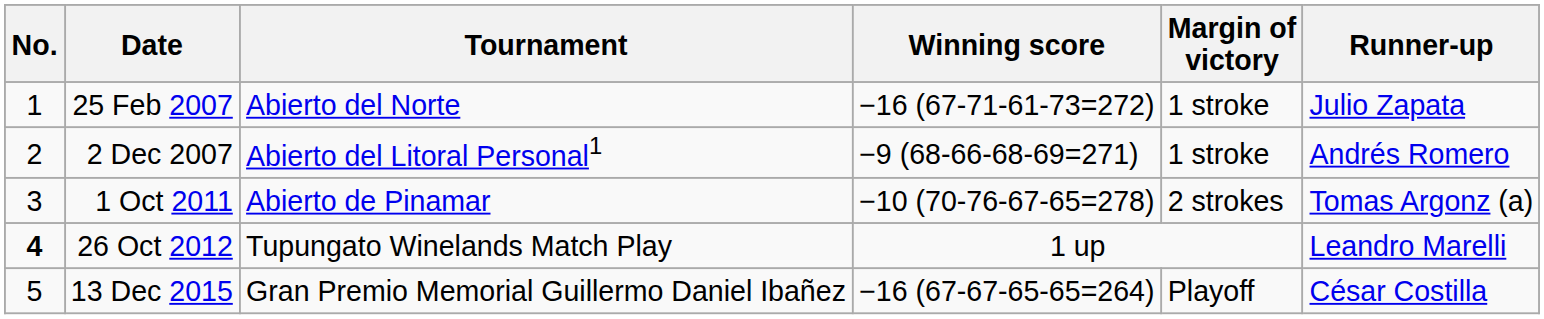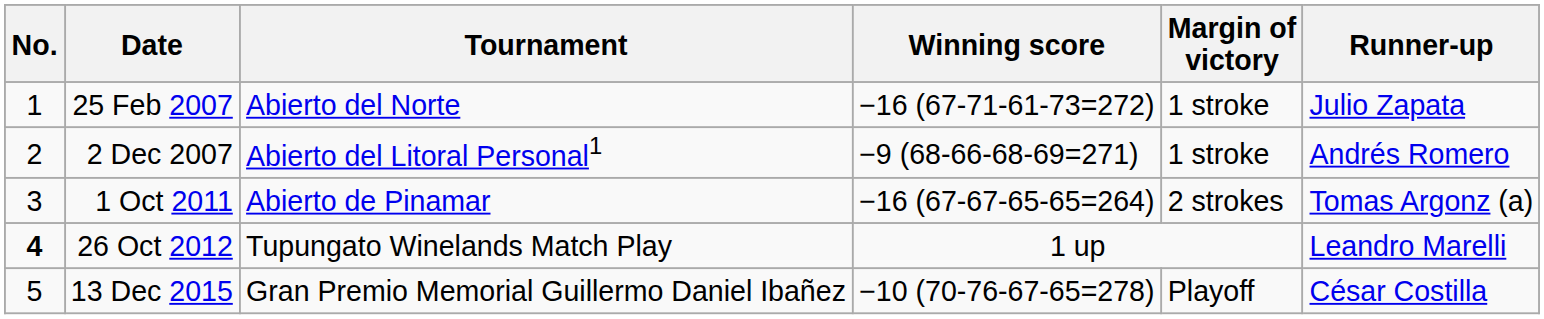(1007, 201) −10 (70-76-67-65=278) -> (1007, 201) −16 (67-67-65-65=264)
(1007, 292) −16 (67-67-65-65=264) -> (1007, 292) −10 (70-76-67-65=278)
